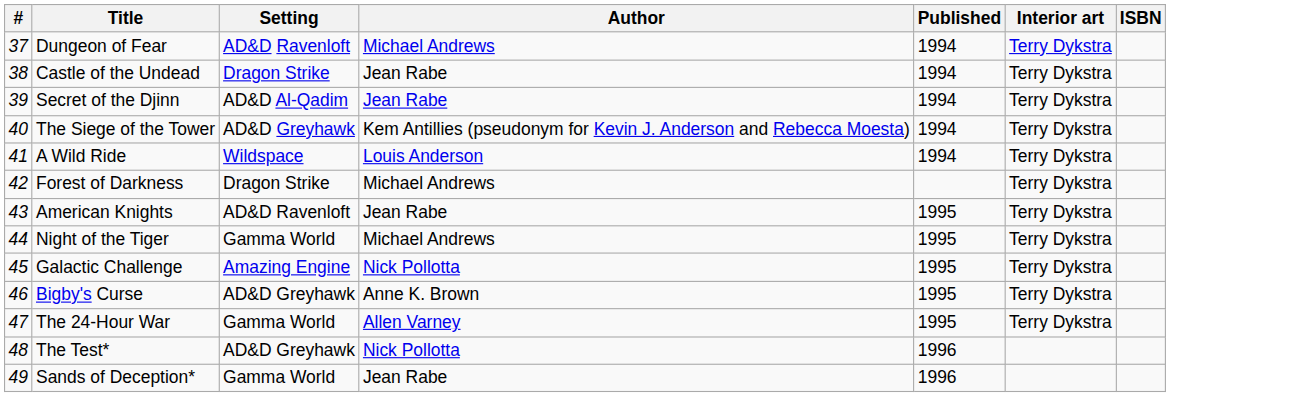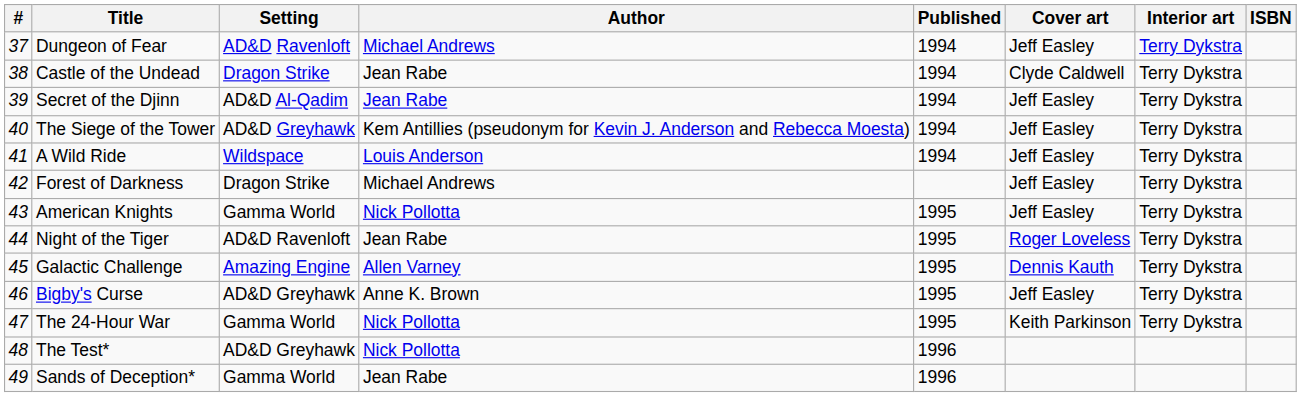+ column: (1070, 18)
(287, 211) AD&D Ravenloft -> (279, 211) Gamma World
(405, 211) Jean Rabe -> (411, 211) Nick Pollotta
(279, 239) Gamma World -> (287, 239) AD&D Ravenloft
(429, 239) Michael Andrews -> (405, 239) Jean Rabe
(411, 267) Nick Pollotta -> (412, 267) Allen Varney
(412, 322) Allen Varney -> (411, 322) Nick Pollotta
